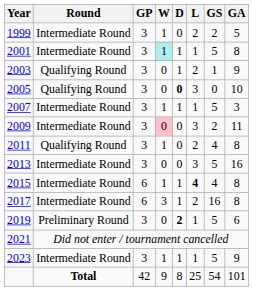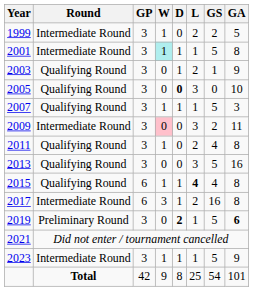(83, 107) Intermediate Round -> (83, 107) Qualifying Round
(83, 164) Intermediate Round -> (83, 164) Qualifying Round
(83, 182) Intermediate Round -> (83, 182) Qualifying Round
(237, 220) normal -> (237, 220) bold
